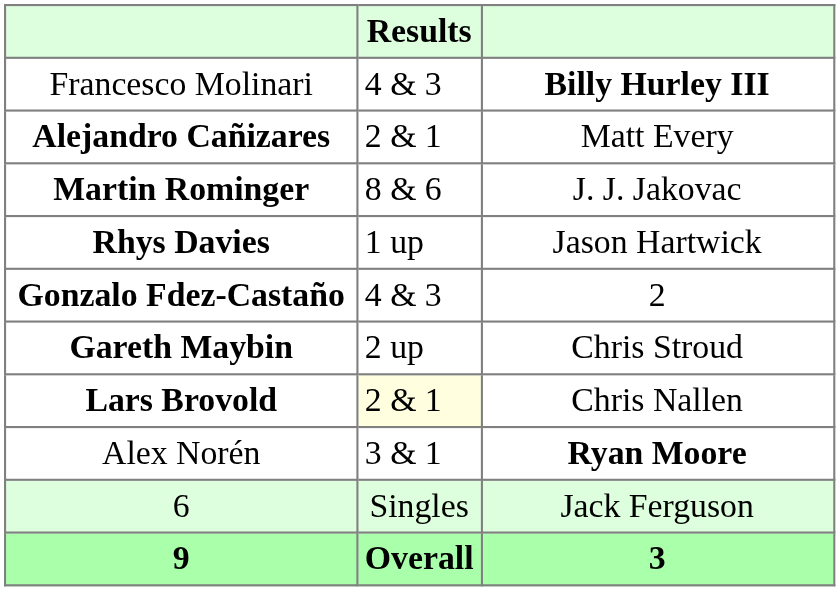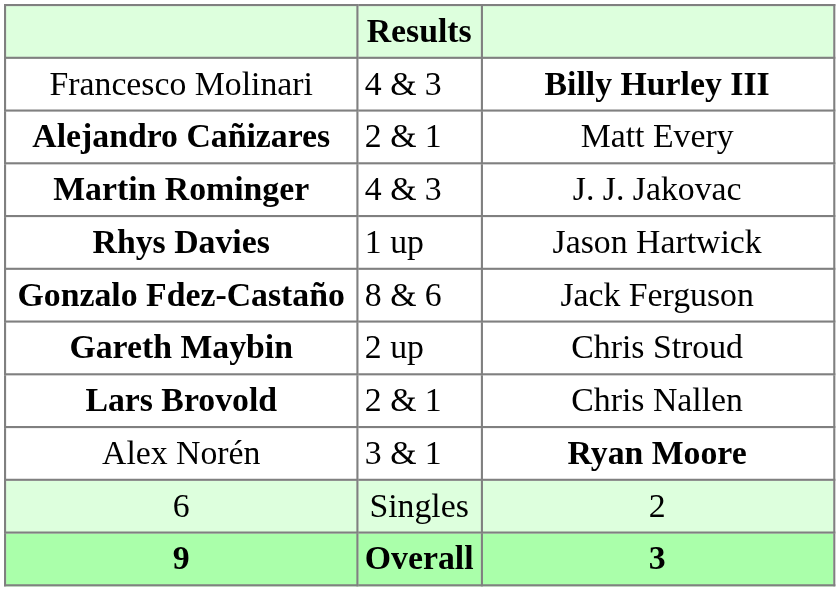(403, 189) 8 & 6 -> (403, 189) 4 & 3
(403, 294) 4 & 3 -> (403, 294) 8 & 6
(657, 294) 2 -> (657, 294) Jack Ferguson
(403, 400) lightyellow background -> (403, 400) no background
(657, 505) Jack Ferguson -> (657, 505) 2
